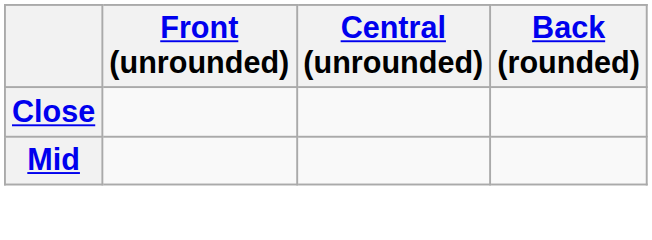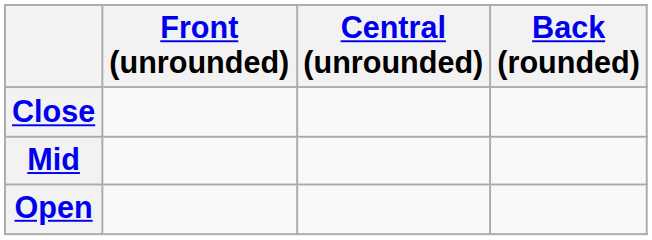+ row: (54, 208)
